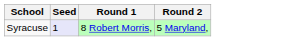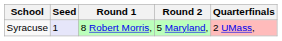+ column: (244, 12)
